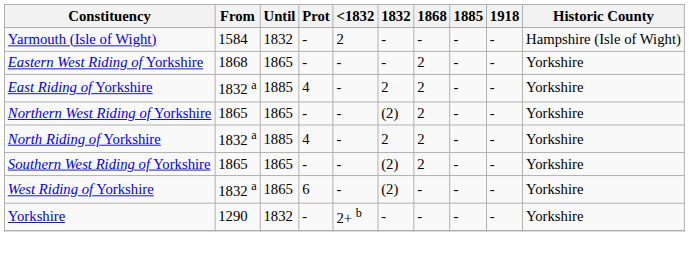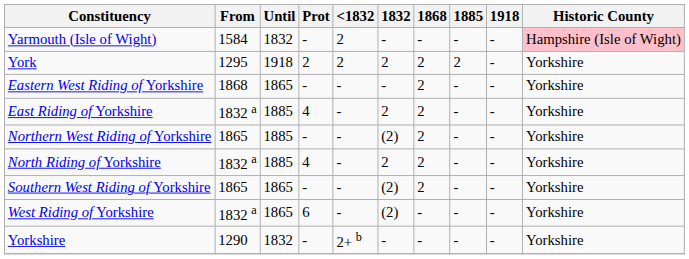(603, 39) no background -> (603, 39) pink background
+ row: (22, 62)
(278, 113) 1865 -> (278, 136) 1885
